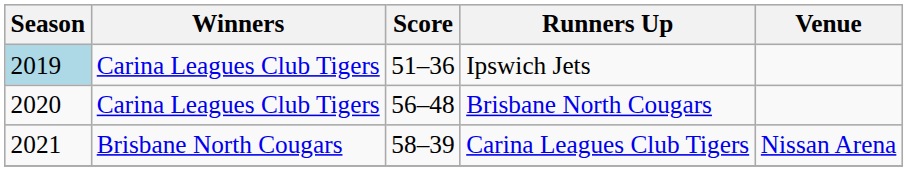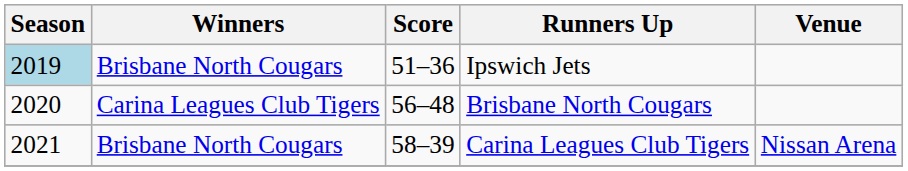(238, 64) Carina Leagues Club Tigers -> (220, 64) Brisbane North Cougars
